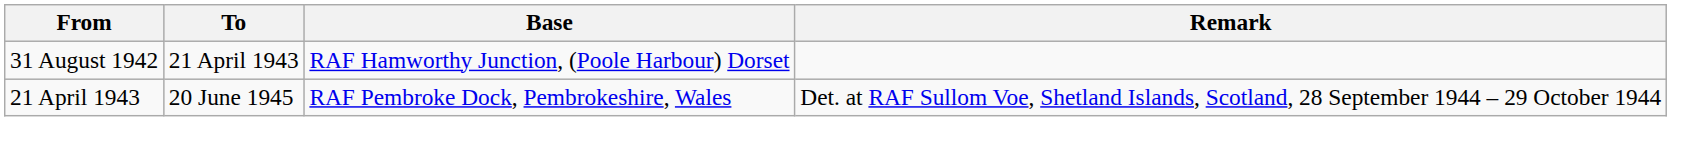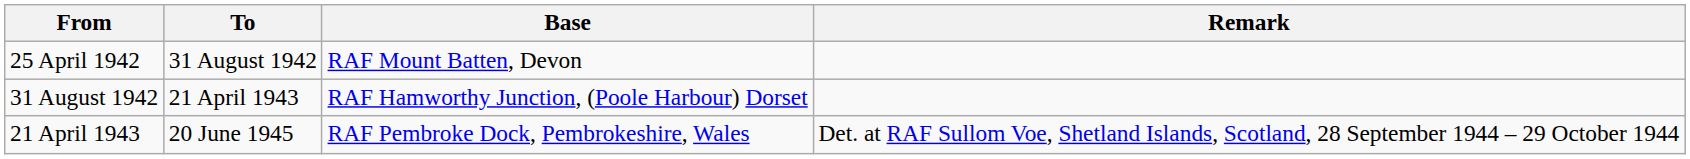+ row: (75, 60)
